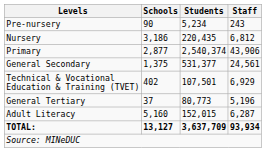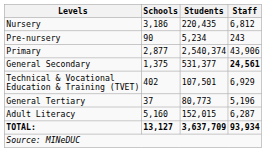rows swapped: (33, 24) <-> (24, 38)
(245, 64) normal -> (245, 64) bold
